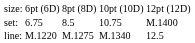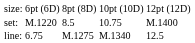(34, 22) 6.75 -> (41, 22) M.1220
(41, 36) M.1220 -> (34, 36) 6.75
